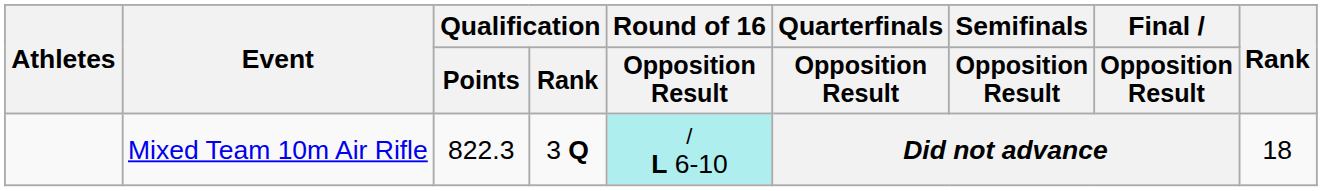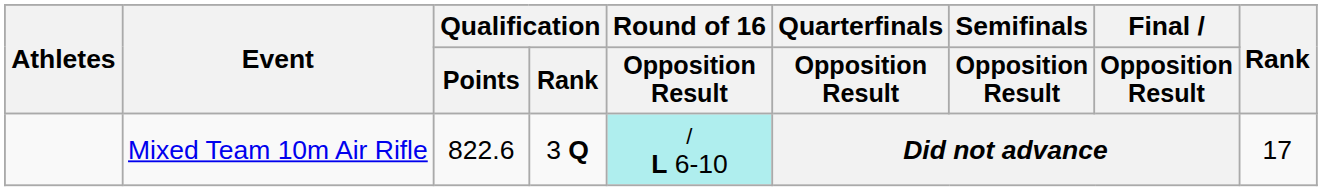(481, 150) 822.3 -> (481, 150) 822.6
(1277, 150) 18 -> (1277, 150) 17
